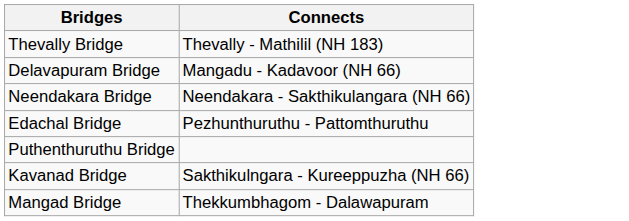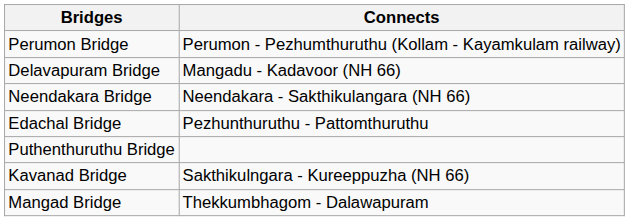- row: (66, 44)
+ row: (68, 44)
